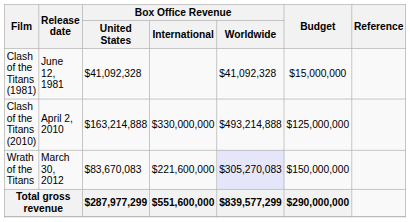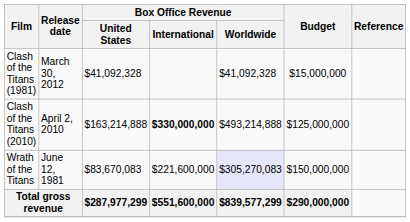(52, 73) June 12, 1981 -> (55, 73) March 30, 2012
(183, 124) normal -> (183, 124) bold
(55, 169) March 30, 2012 -> (52, 169) June 12, 1981
